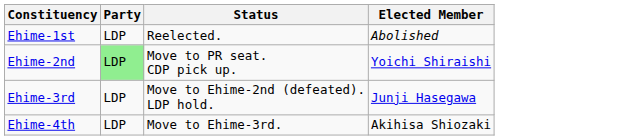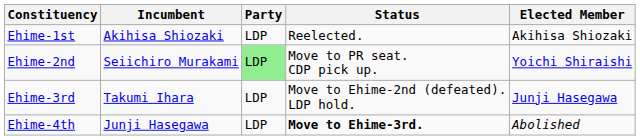+ column: (171, 15)
(405, 35) Abolished -> (572, 35) Akihisa Shiozaki
(215, 125) normal -> (356, 125) bold
(431, 125) Akihisa Shiozaki -> (546, 125) Abolished
